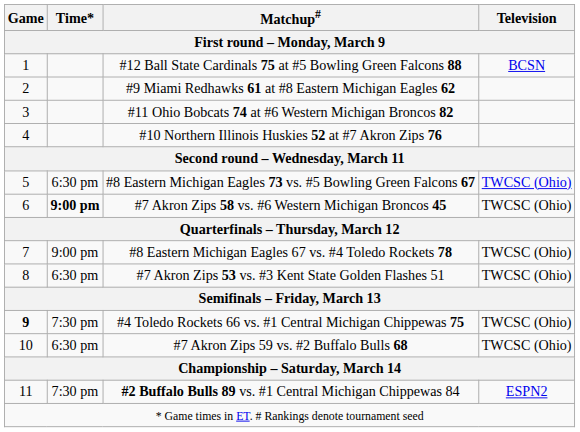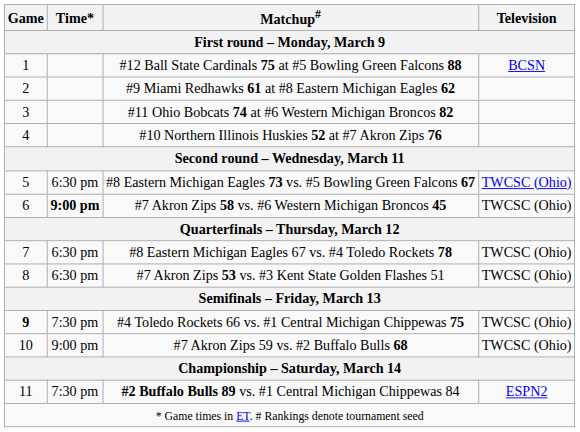(75, 252) 9:00 pm -> (75, 252) 6:30 pm
(75, 345) 6:30 pm -> (75, 345) 9:00 pm
